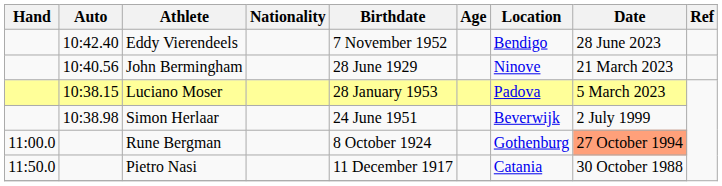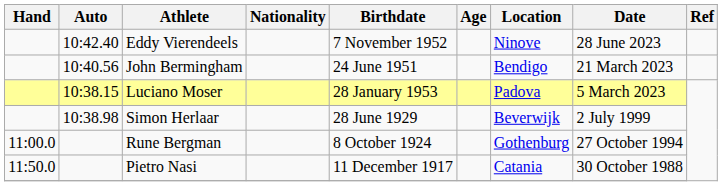(521, 42) Bendigo -> (517, 42) Ninove
(375, 67) 28 June 1929 -> (375, 67) 24 June 1951
(517, 67) Ninove -> (521, 67) Bendigo
(375, 117) 24 June 1951 -> (375, 117) 28 June 1929
(630, 142) lightsalmon background -> (630, 142) no background
